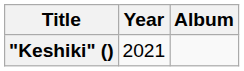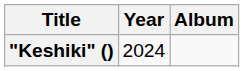(144, 50) 2021 -> (144, 50) 2024
